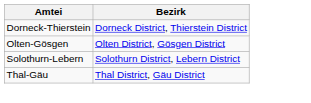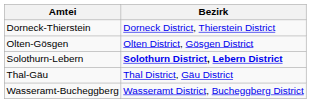(167, 59) normal -> (203, 59) bold
+ row: (63, 91)
